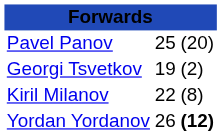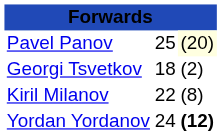(197, 43) no background -> (197, 43) lightyellow background
(165, 69) 19 -> (165, 69) 18
(165, 121) 26 -> (165, 121) 24
